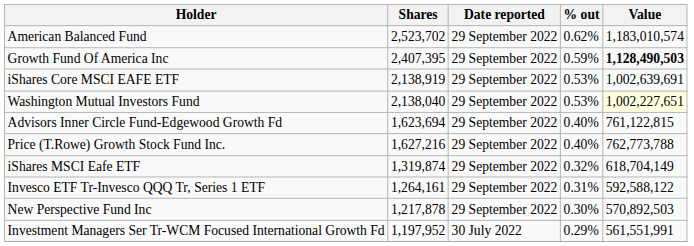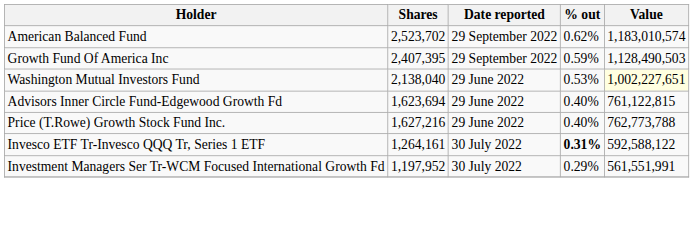(645, 58) bold -> (646, 58) normal
- row: (93, 79)
(504, 101) 29 September 2022 -> (488, 79) 29 June 2022
(504, 123) 29 September 2022 -> (488, 101) 29 June 2022
(504, 144) 29 September 2022 -> (488, 123) 29 June 2022
- row: (74, 166)
(504, 187) 29 September 2022 -> (487, 144) 30 July 2022
(581, 187) normal -> (582, 144) bold
- row: (80, 209)
